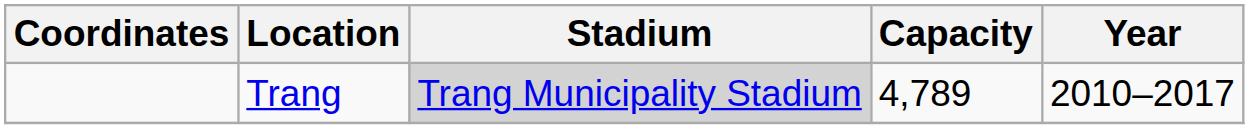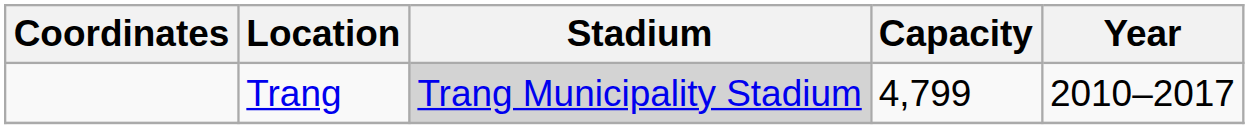(925, 92) 4,789 -> (925, 92) 4,799
